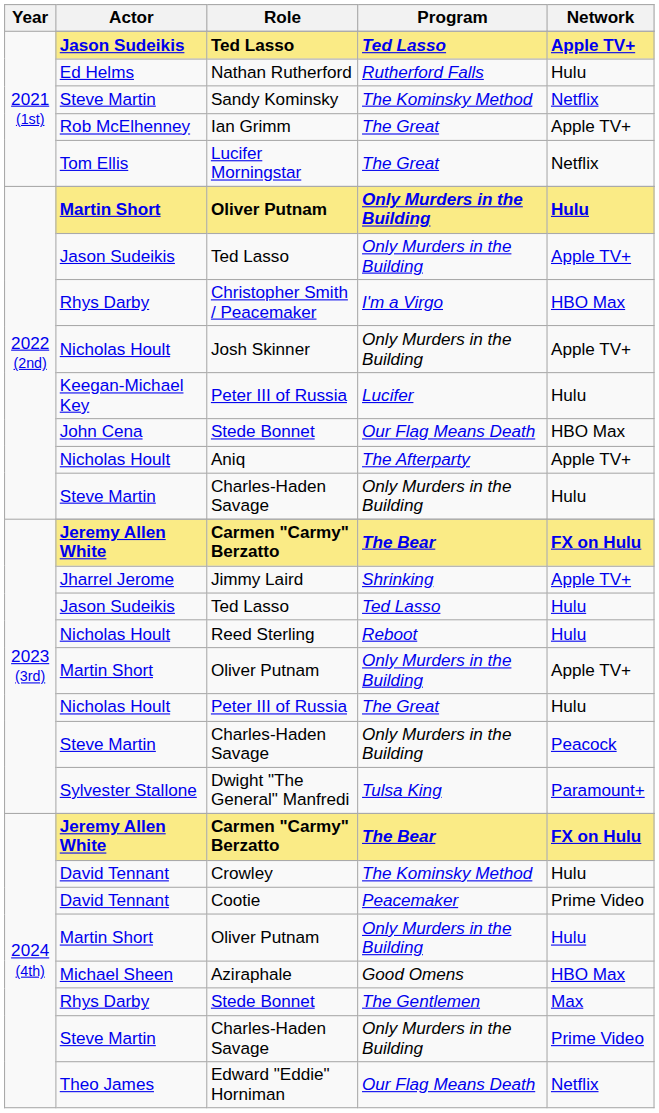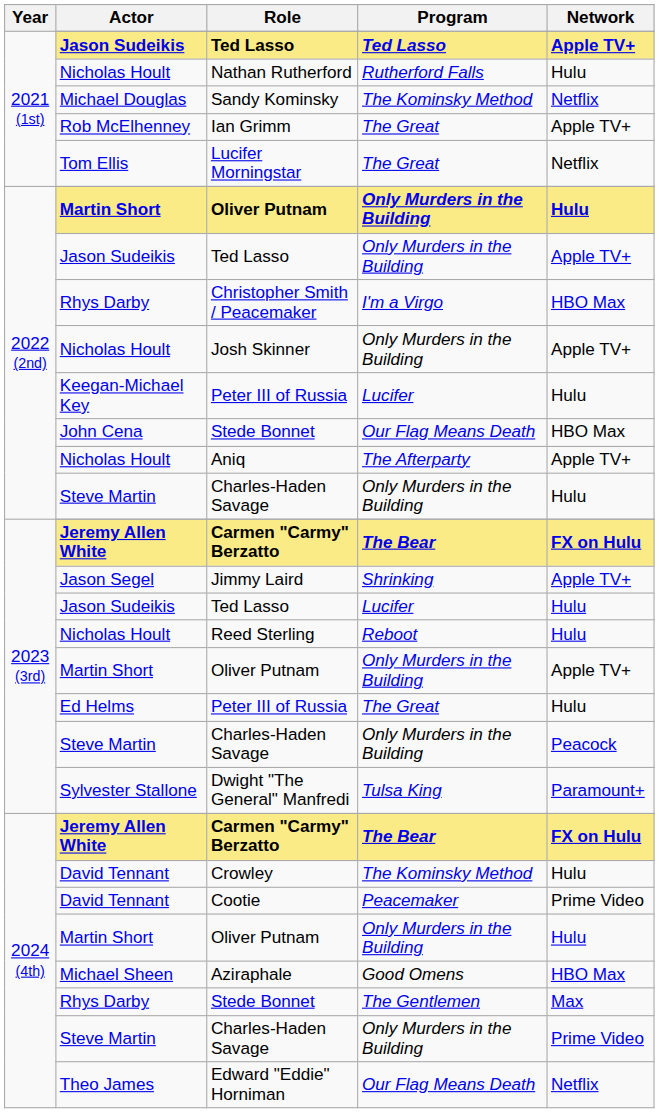(97, 72) Ed Helms -> (115, 72) Nicholas Hoult
(108, 99) Steve Martin -> (123, 99) Michael Douglas
(117, 579) Jharrel Jerome -> (107, 579) Jason Segel
(401, 606) Ted Lasso -> (388, 606) Lucifer
(115, 707) Nicholas Hoult -> (97, 707) Ed Helms
